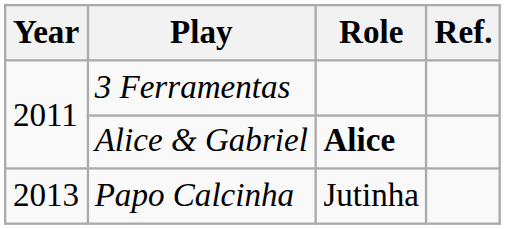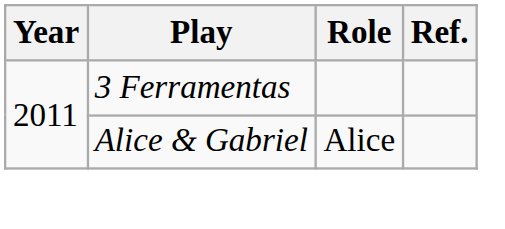(359, 141) bold -> (359, 141) normal
- row: (194, 196)
